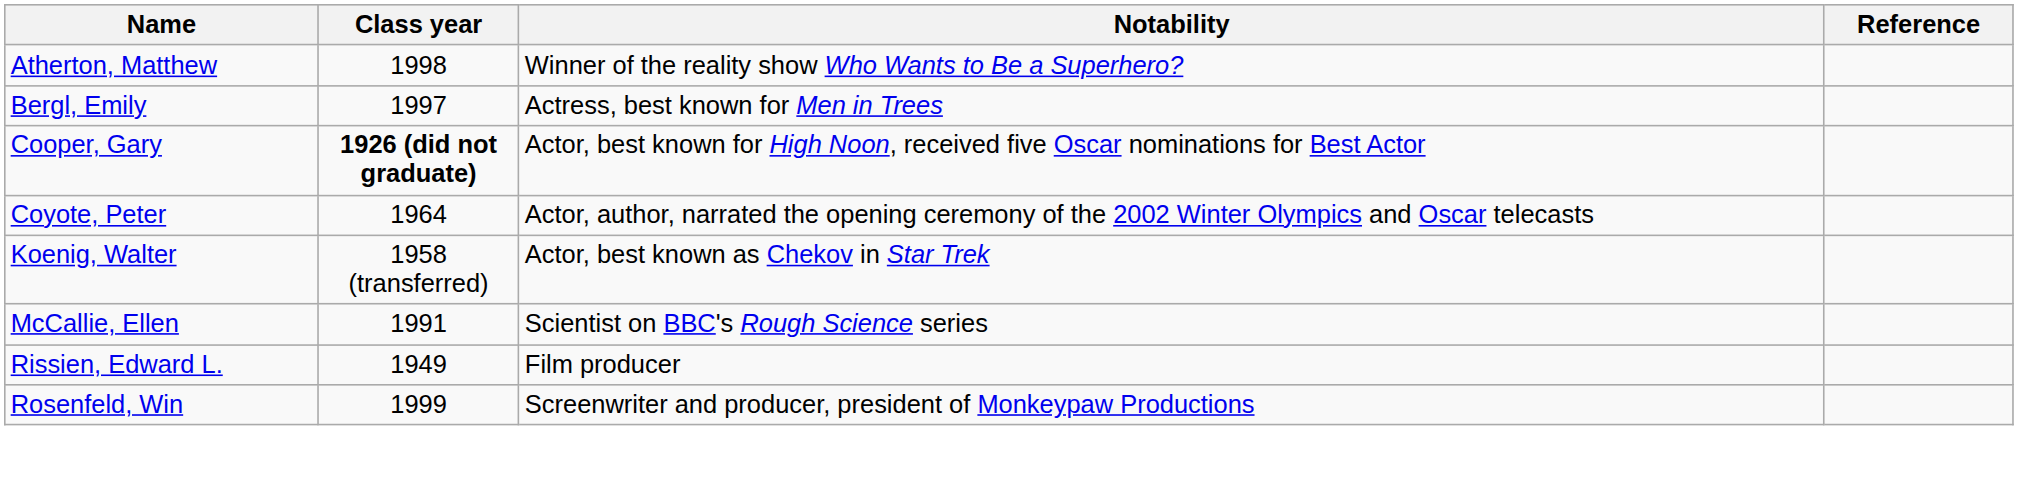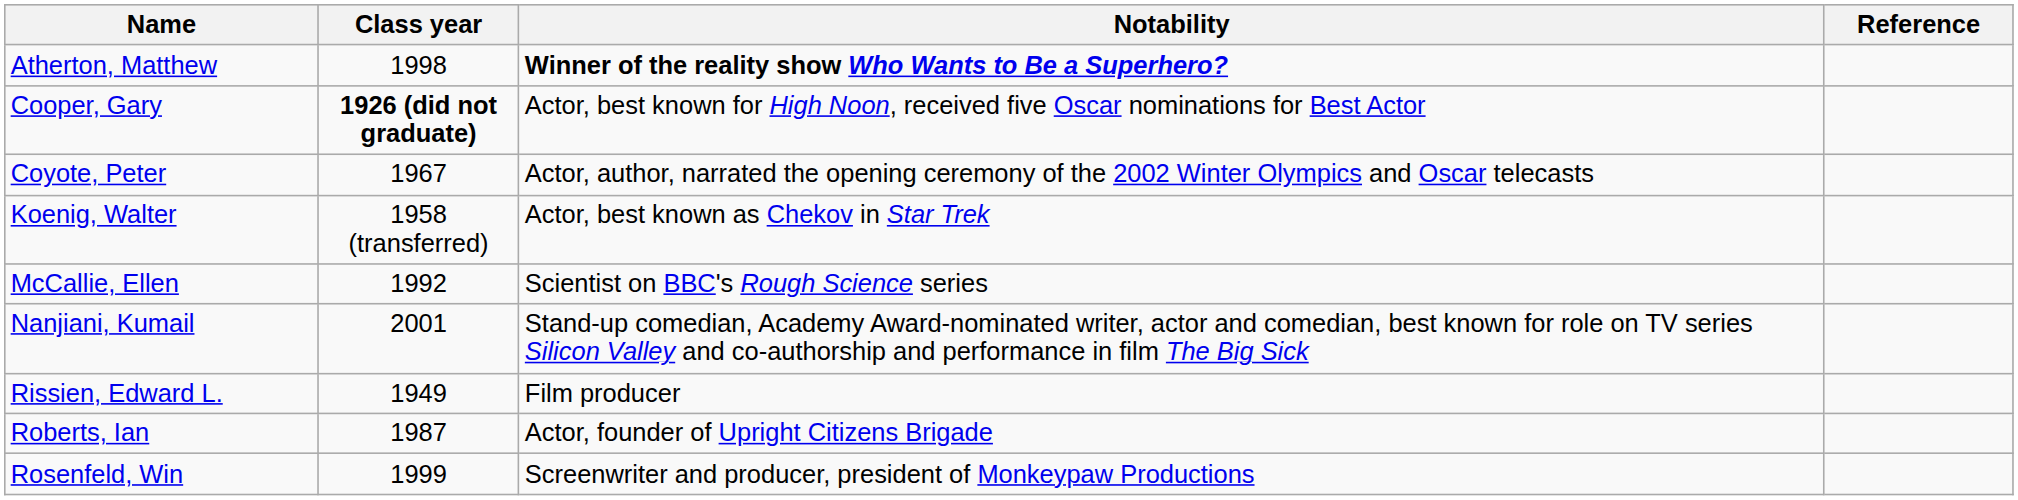(854, 65) normal -> (876, 65) bold
- row: (79, 105)
(419, 214) 1964 -> (419, 174) 1967
(419, 323) 1991 -> (419, 283) 1992
+ row: (103, 323)
+ row: (80, 433)
